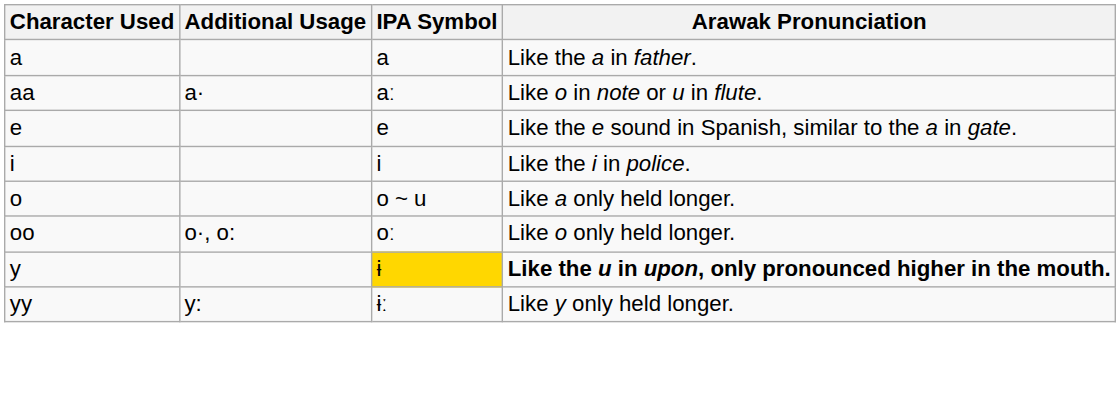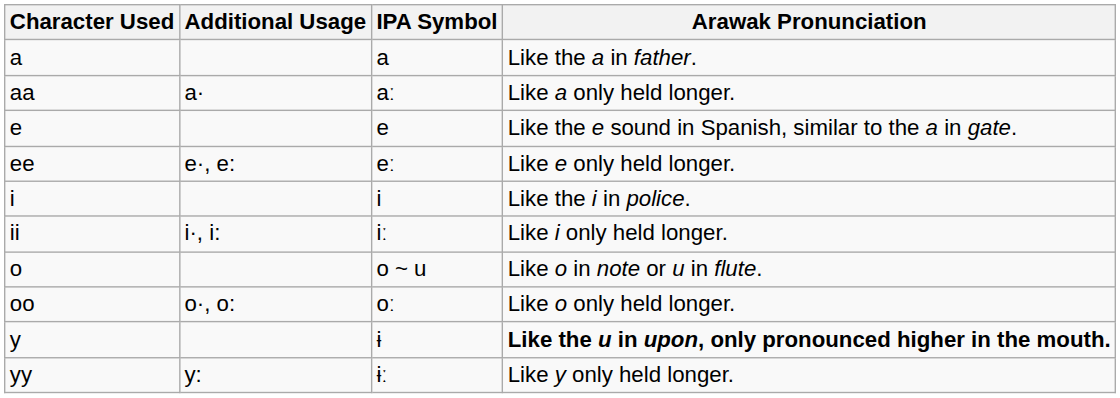(635, 92) Like o in note or u in flute. -> (622, 92) Like a only held longer.
+ row: (22, 163)
+ row: (15, 233)
(622, 198) Like a only held longer. -> (635, 269) Like o in note or u in flute.
(379, 269) gold background -> (379, 339) no background
